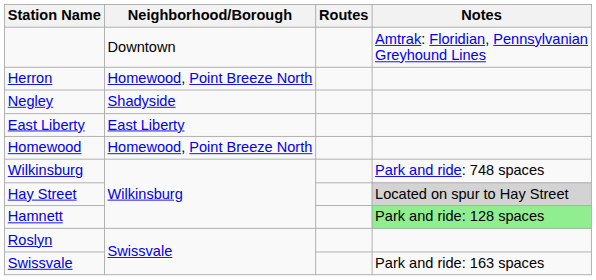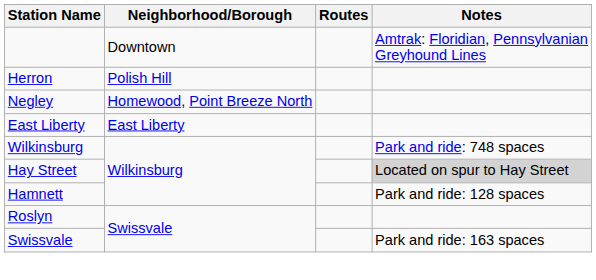(210, 78) Homewood, Point Breeze North -> (140, 78) Polish Hill
(142, 101) Shadyside -> (210, 101) Homewood, Point Breeze North
- row: (45, 147)
(460, 217) lightgreen background -> (460, 194) no background
